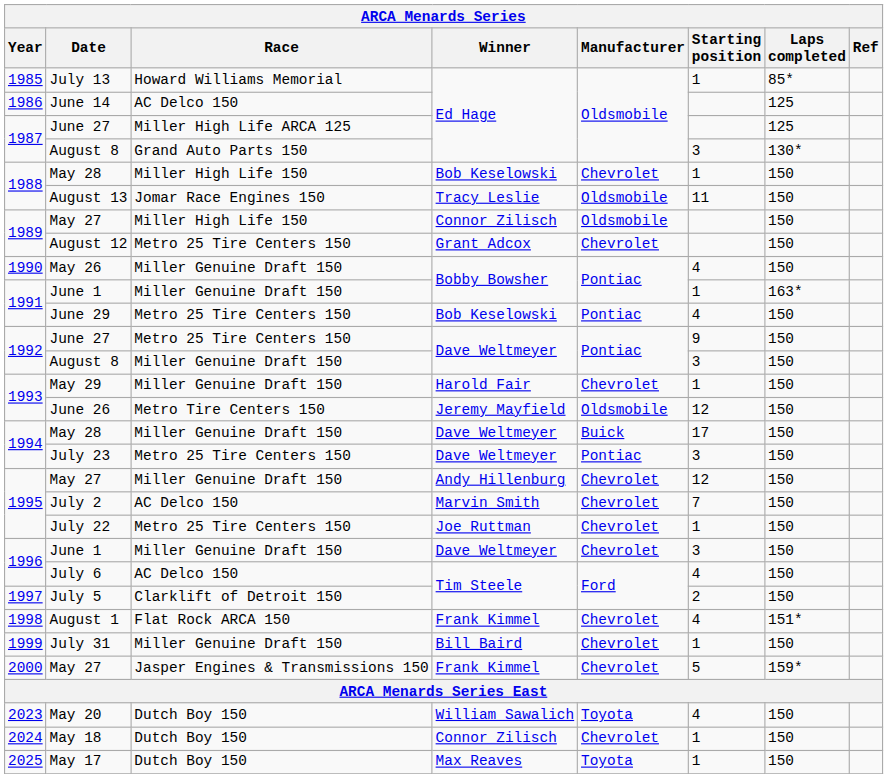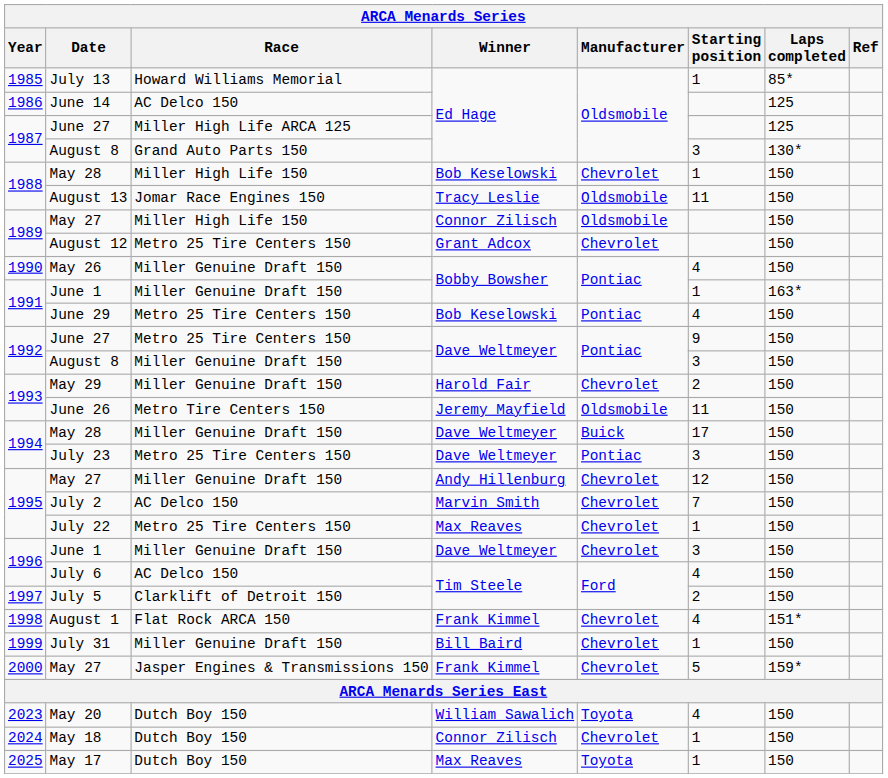(696, 386) 1 -> (696, 386) 2
(700, 409) 12 -> (700, 409) 11
(483, 527) Joe Ruttman -> (479, 527) Max Reaves
